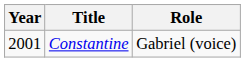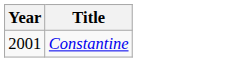- column: (186, 17)
